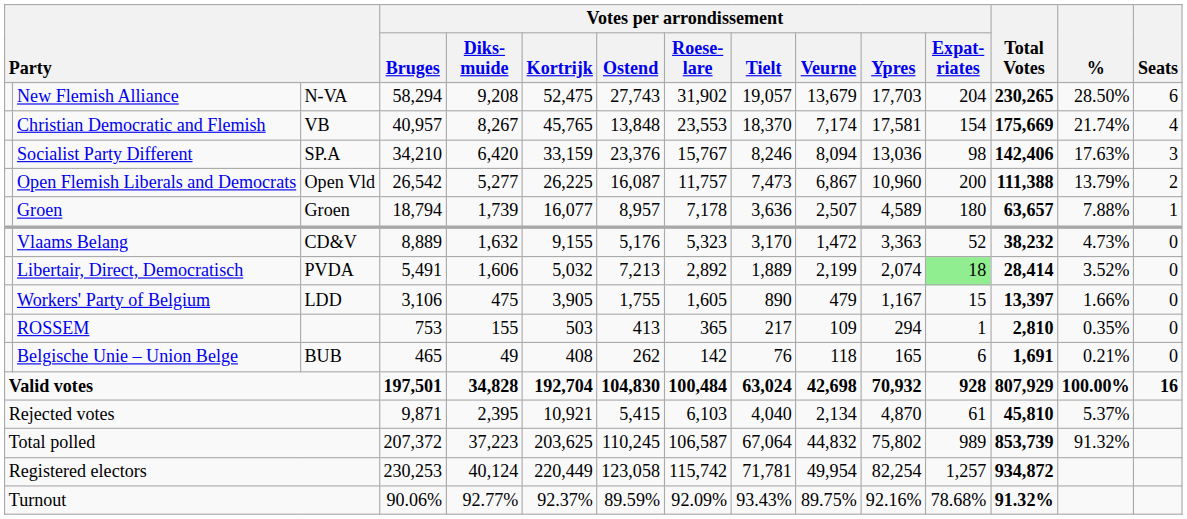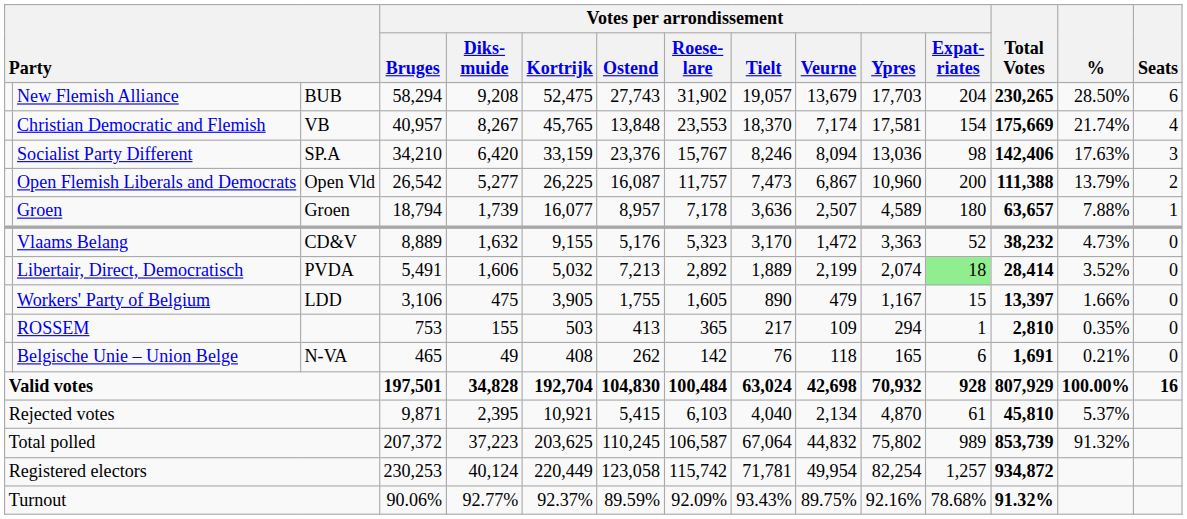(326, 96) N-VA -> (323, 96) BUB
(323, 356) BUB -> (326, 356) N-VA
